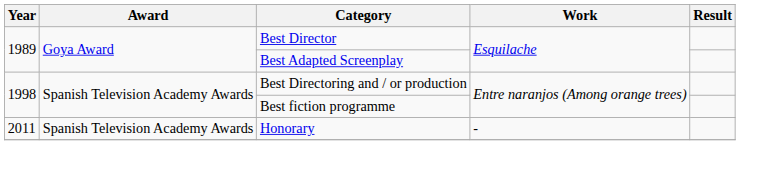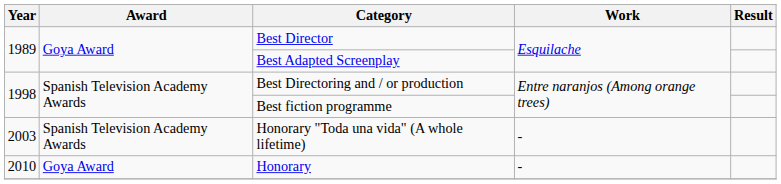+ row: (360, 136)
(22, 128) 2011 -> (22, 167) 2010
(148, 128) Spanish Television Academy Awards -> (78, 167) Goya Award
